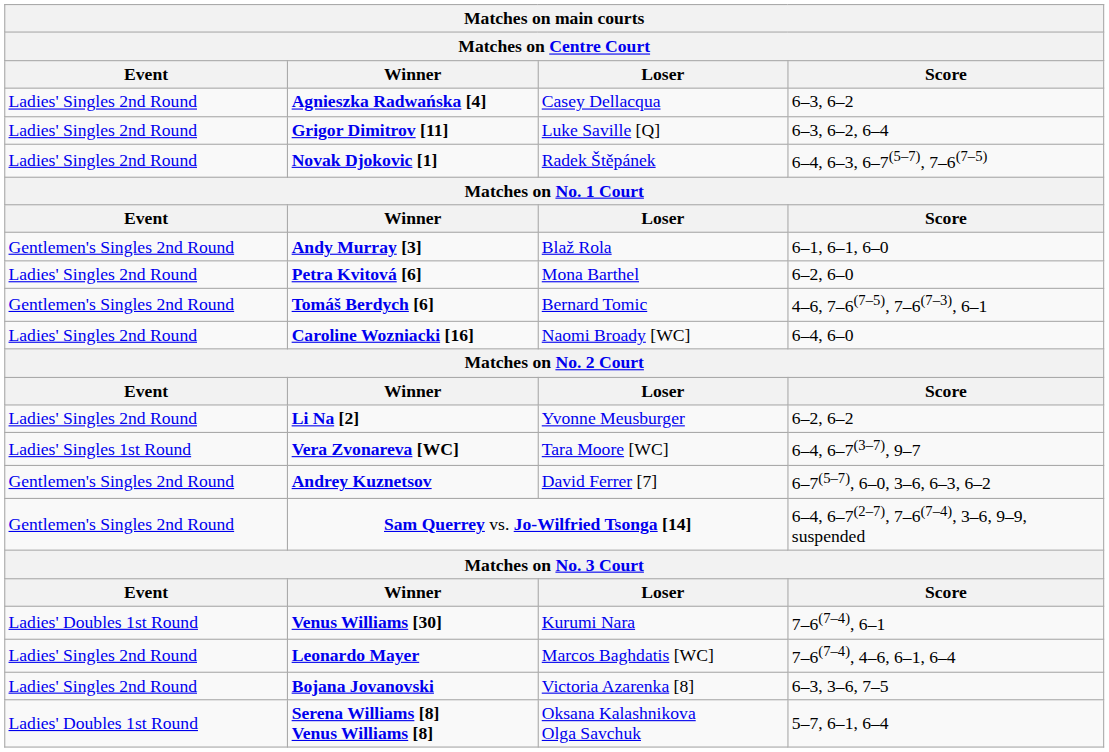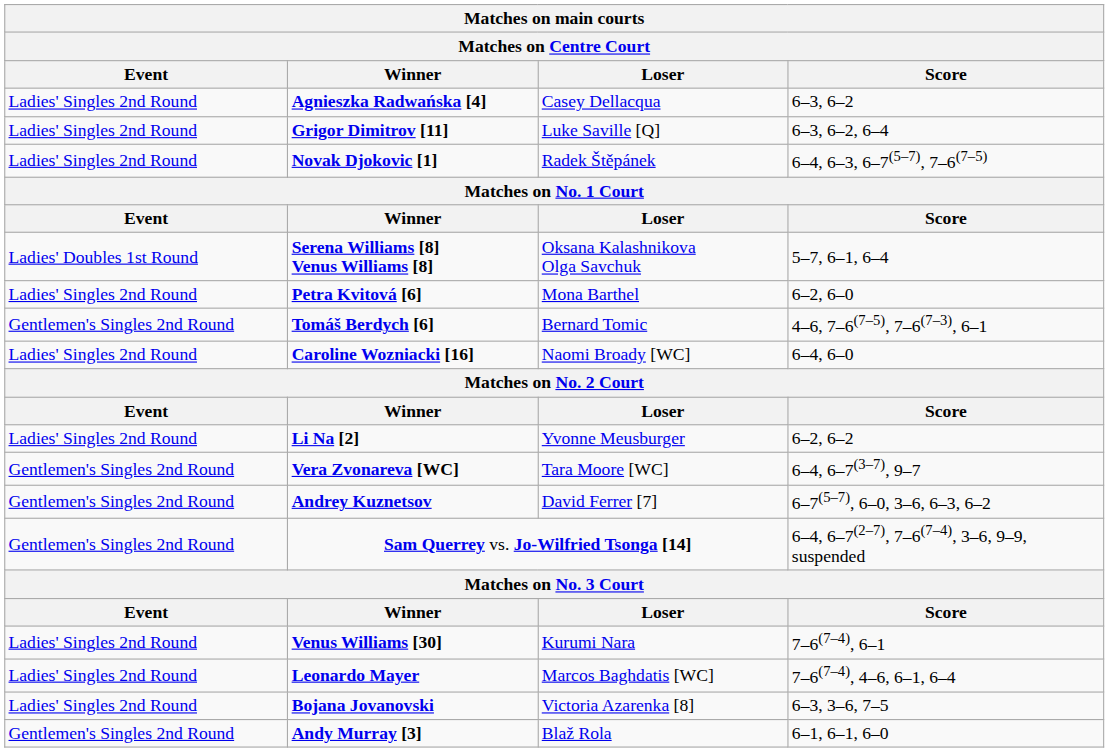rows swapped: (357, 246) <-> (365, 723)
(100, 449) Ladies' Singles 1st Round -> (121, 468) Gentlemen's Singles 2nd Round
(103, 622) Ladies' Doubles 1st Round -> (103, 642) Ladies' Singles 2nd Round
